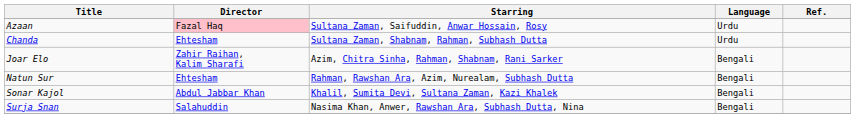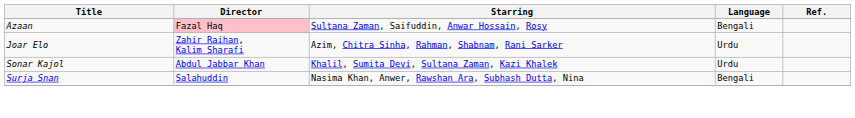(728, 26) Urdu -> (736, 26) Bengali
- row: (22, 40)
(736, 59) Bengali -> (728, 45) Urdu
- row: (30, 78)
(736, 92) Bengali -> (728, 64) Urdu
